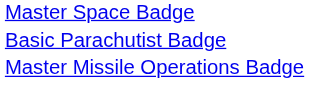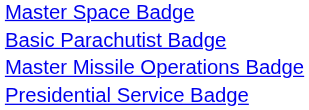+ row: (127, 95)
